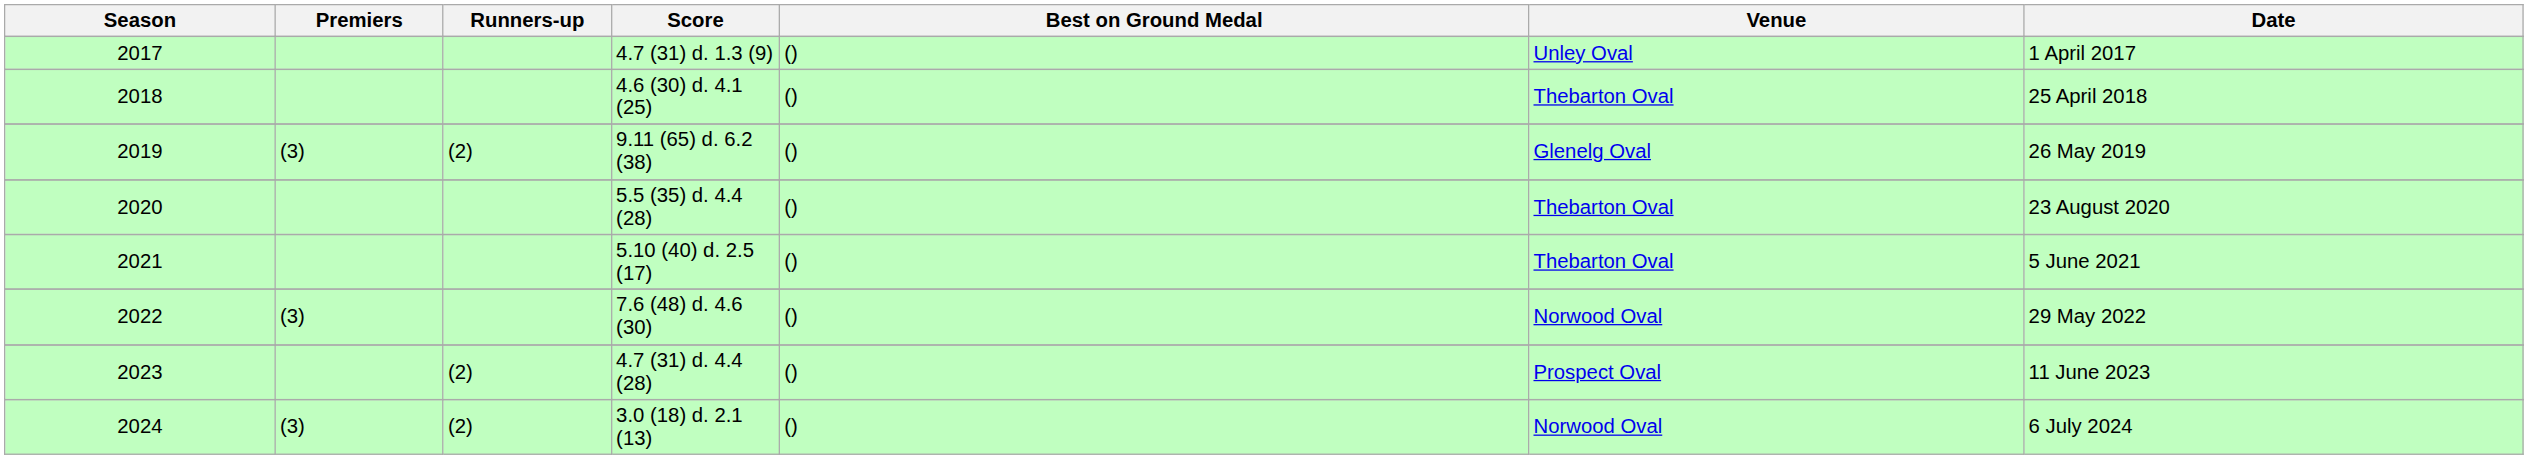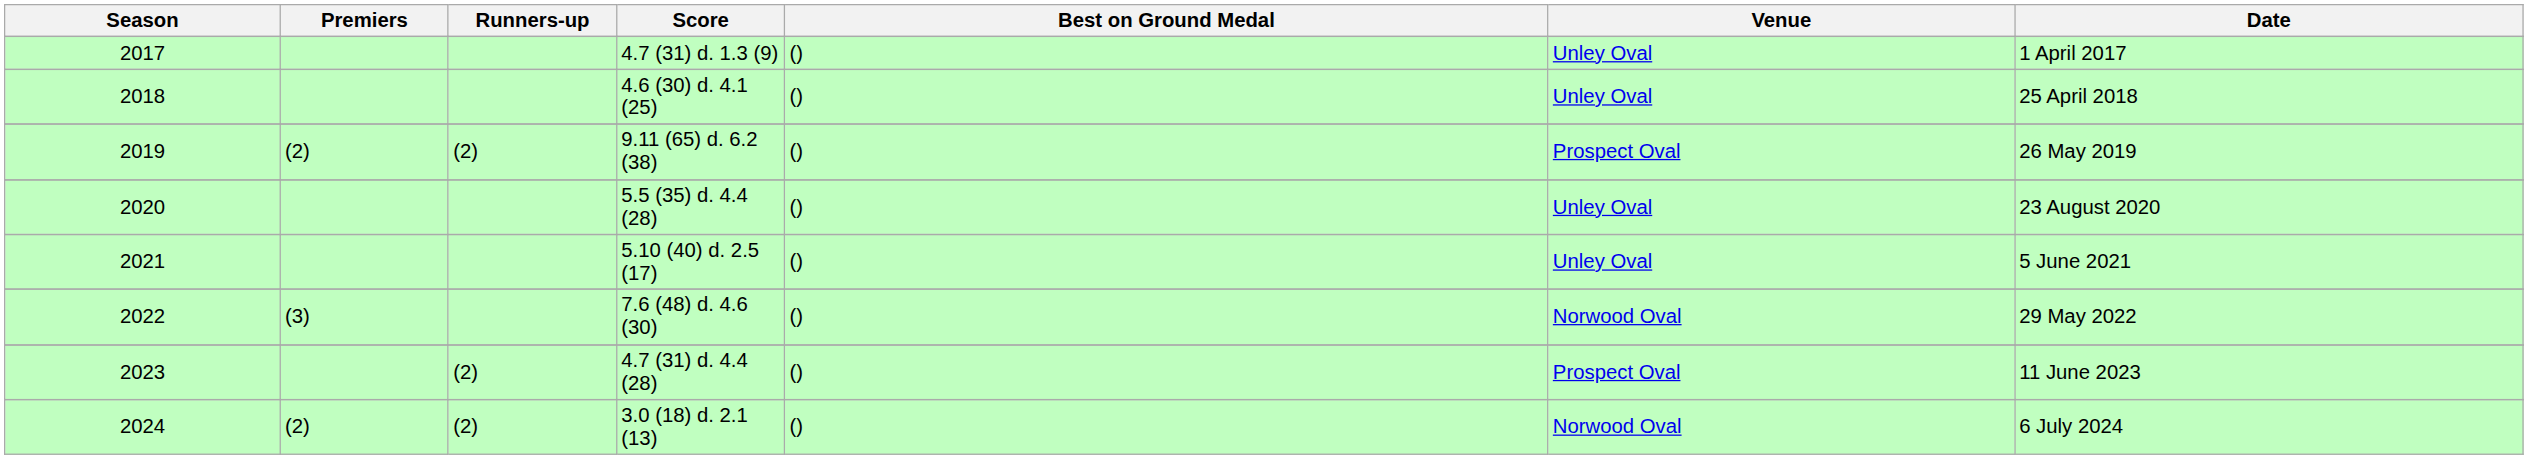(1604, 96) Thebarton Oval -> (1603, 96) Unley Oval
(292, 151) (3) -> (297, 151) (2)
(1592, 151) Glenelg Oval -> (1617, 151) Prospect Oval
(1604, 206) Thebarton Oval -> (1603, 206) Unley Oval
(1604, 261) Thebarton Oval -> (1603, 261) Unley Oval
(292, 427) (3) -> (297, 427) (2)
